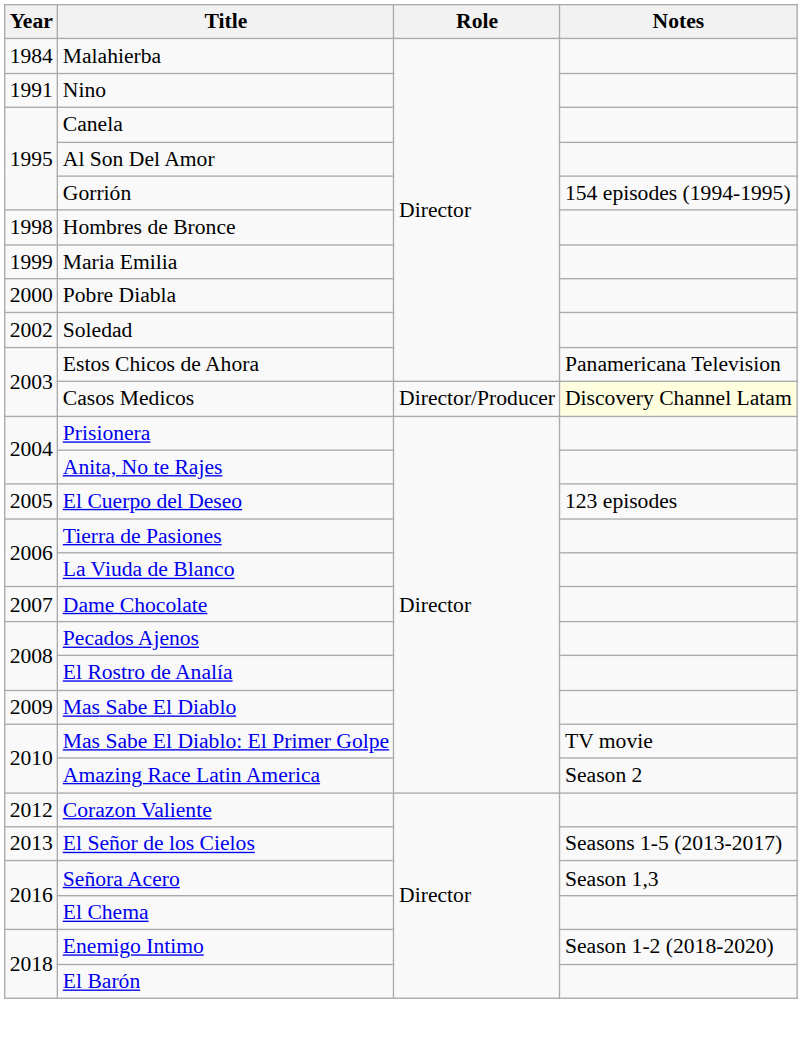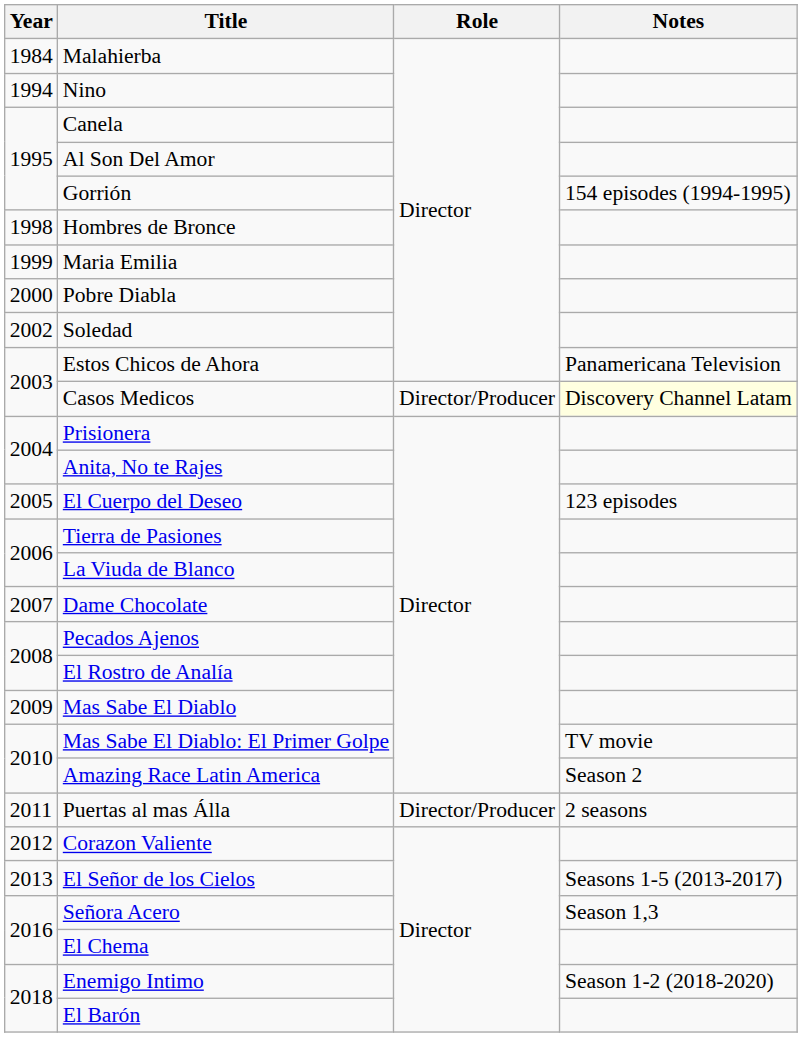(31, 90) 1991 -> (31, 90) 1994
+ row: (146, 809)
